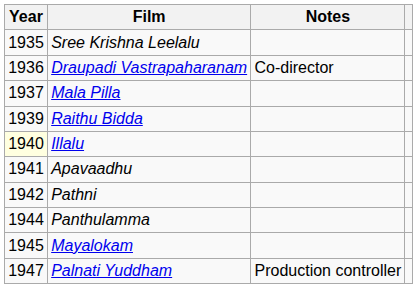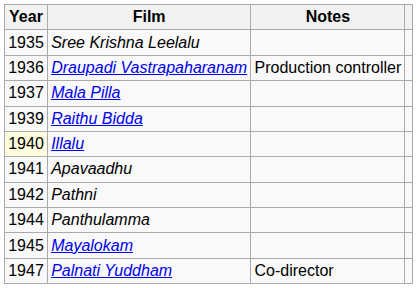(294, 67) Co-director -> (328, 67) Production controller
(328, 270) Production controller -> (294, 270) Co-director
